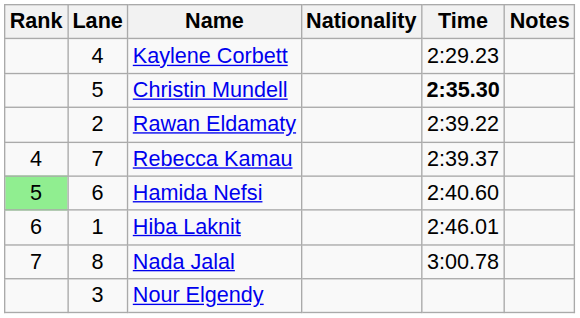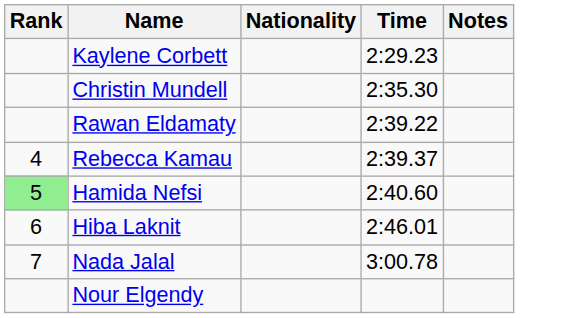- column: (98, 21)
(463, 90) bold -> (402, 90) normal
